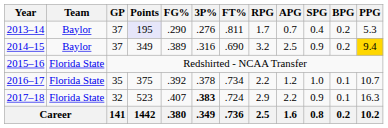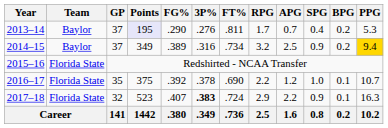(234, 47) .690 -> (234, 47) .734
(234, 81) .734 -> (234, 81) .690
